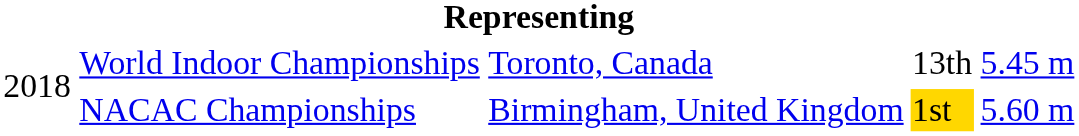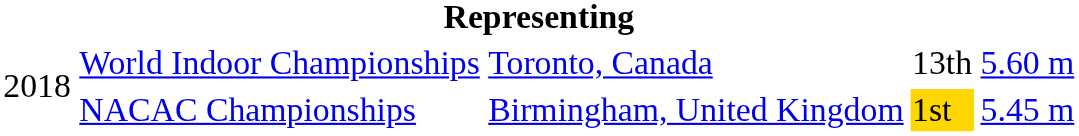(1027, 63) 5.45 m -> (1027, 63) 5.60 m
(1027, 109) 5.60 m -> (1027, 109) 5.45 m
